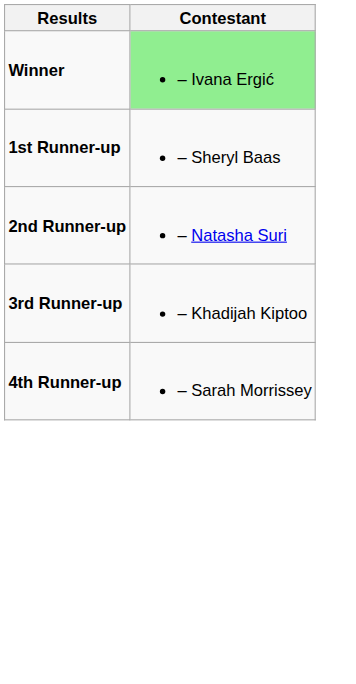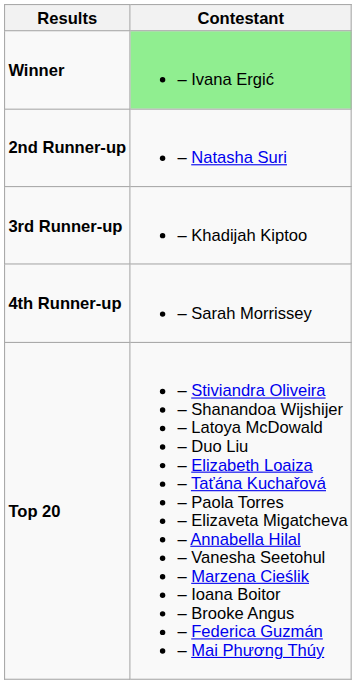- row: (65, 148)
+ row: (34, 511)
